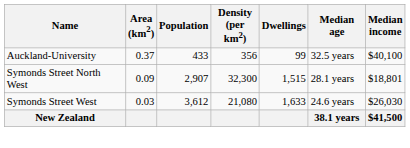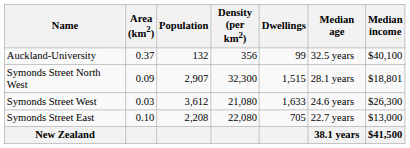(200, 56) 433 -> (200, 56) 132
(385, 101) $26,030 -> (385, 101) $26,300
+ row: (50, 118)
